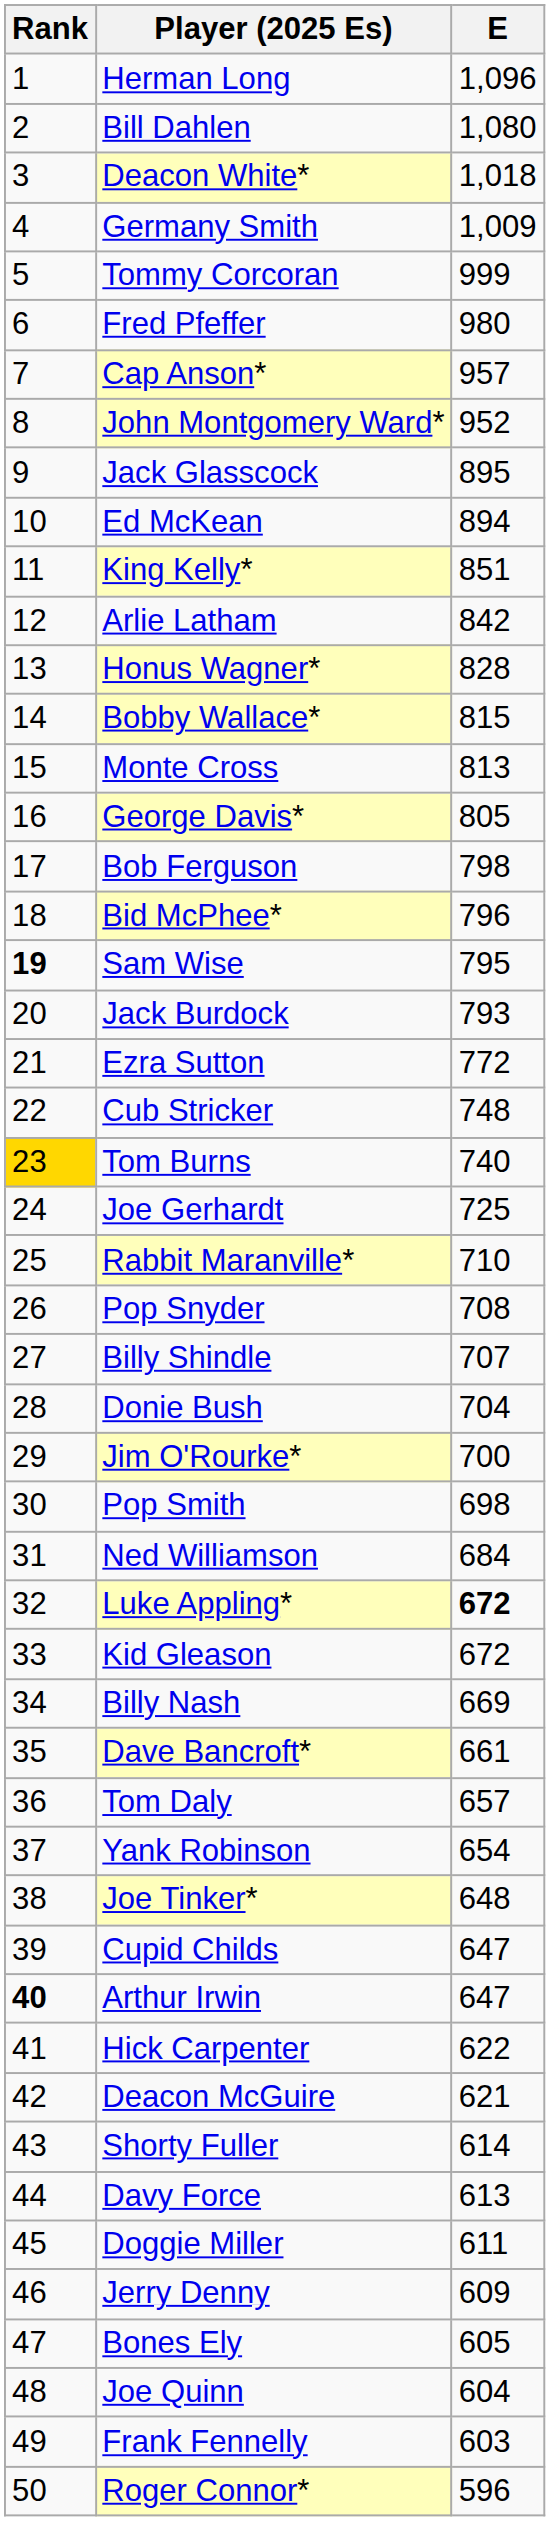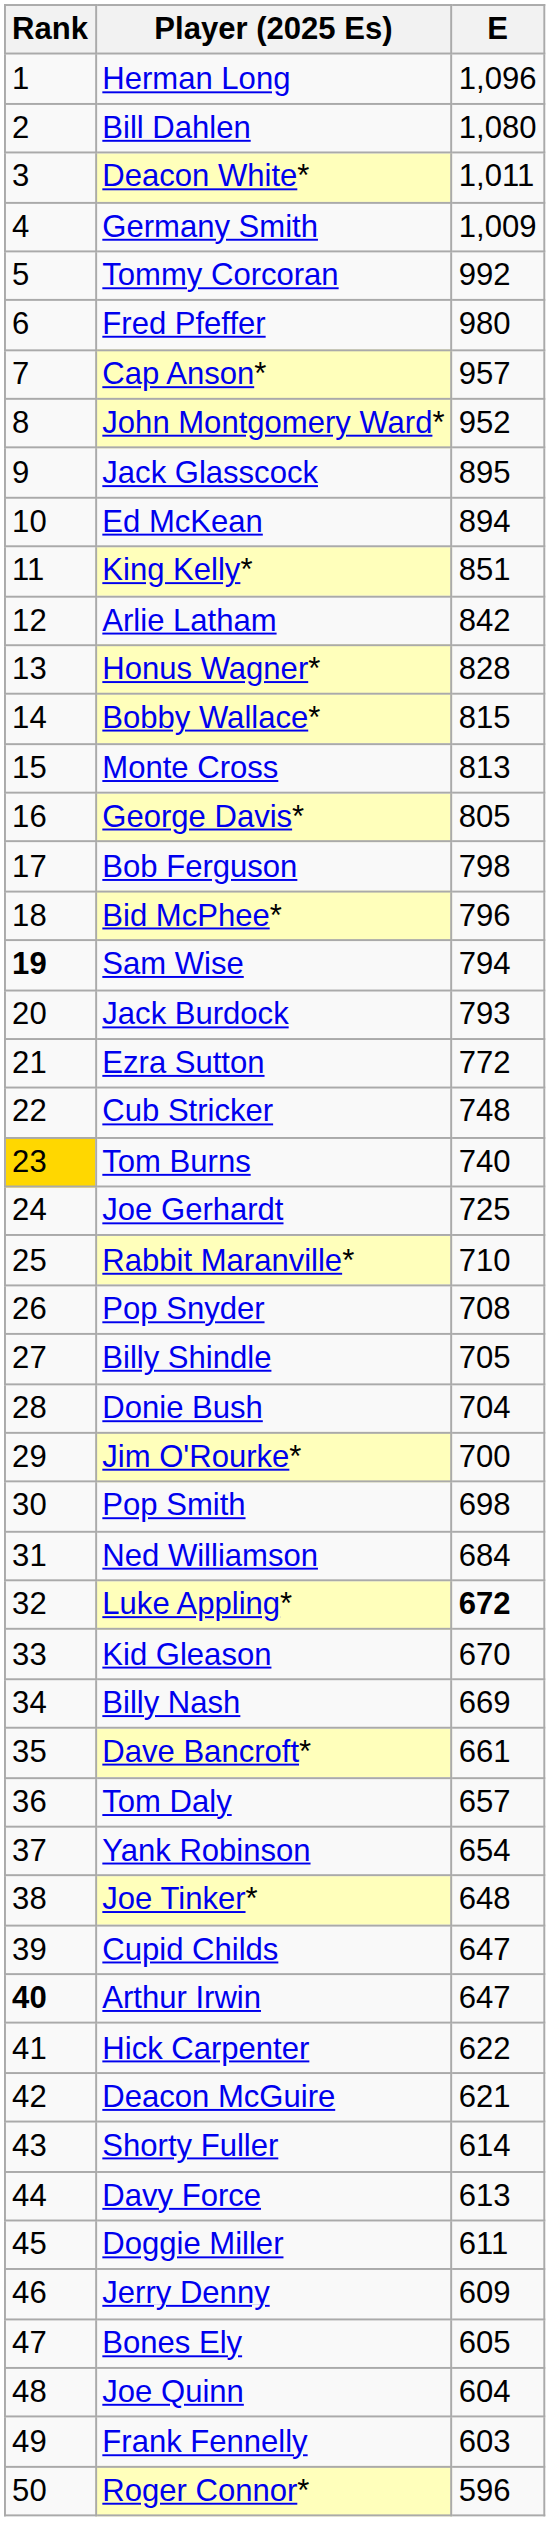(498, 176) 1,018 -> (497, 176) 1,011
(485, 275) 999 -> (485, 275) 992
(485, 964) 795 -> (485, 964) 794
(485, 1358) 707 -> (485, 1358) 705
(485, 1653) 672 -> (485, 1653) 670
